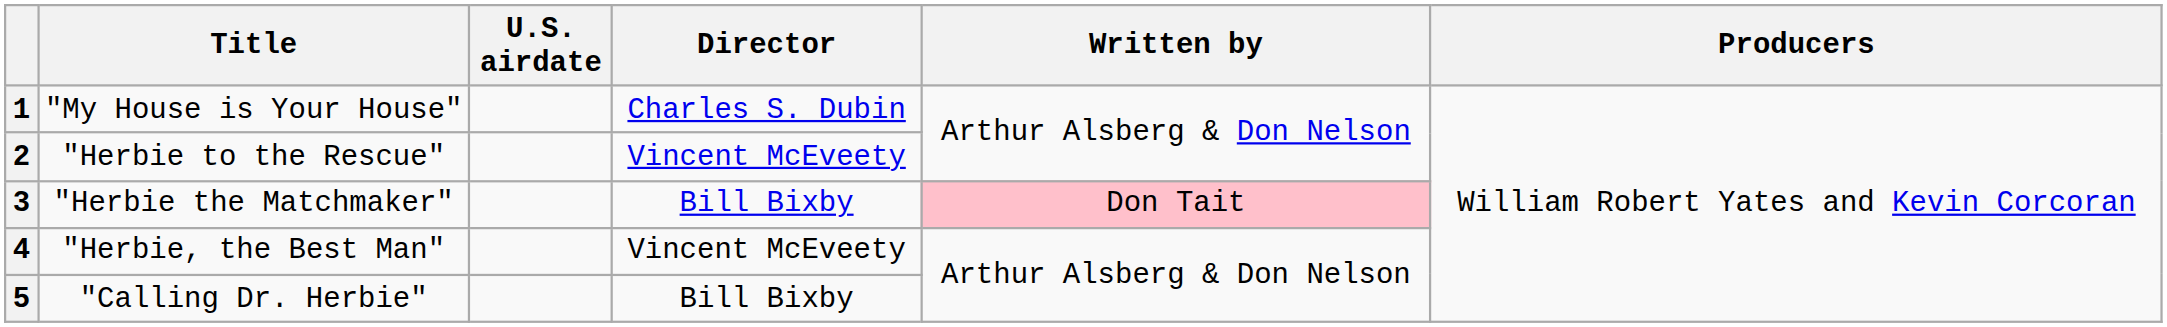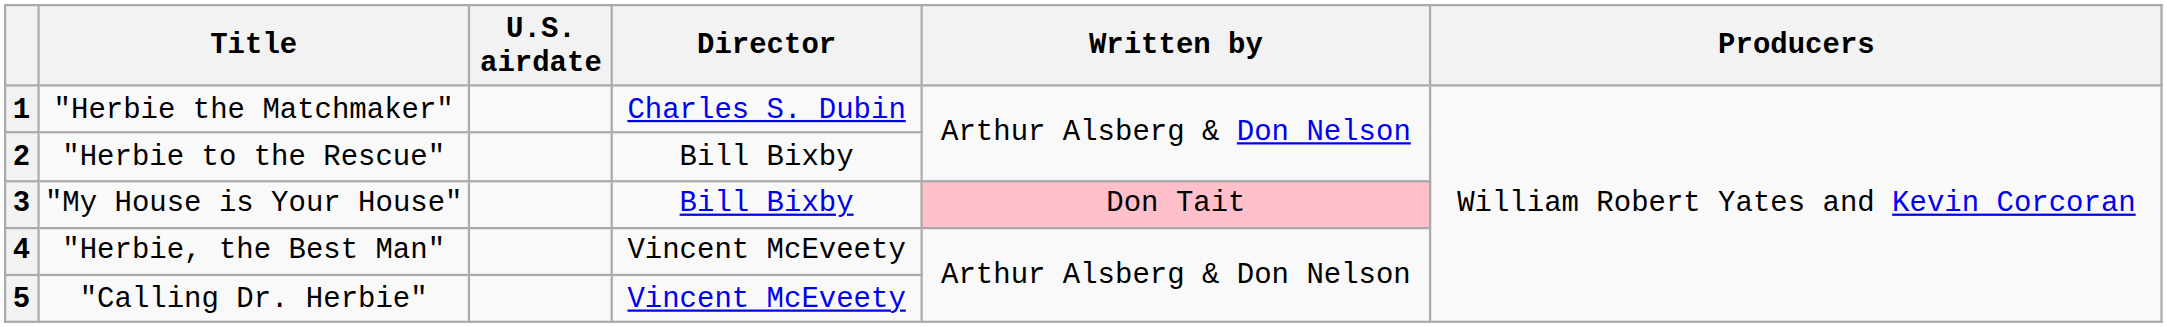(254, 109) "My House is Your House" -> (254, 109) "Herbie the Matchmaker"
(767, 157) Vincent McEveety -> (767, 157) Bill Bixby
(254, 204) "Herbie the Matchmaker" -> (254, 204) "My House is Your House"
(767, 298) Bill Bixby -> (767, 298) Vincent McEveety
